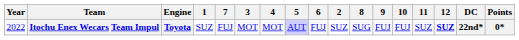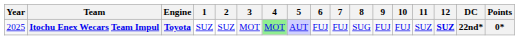columns swapped: (339, 11) <-> (225, 11)
(16, 26) 2022 -> (16, 26) 2025
(273, 26) no background -> (275, 26) lightgreen background
